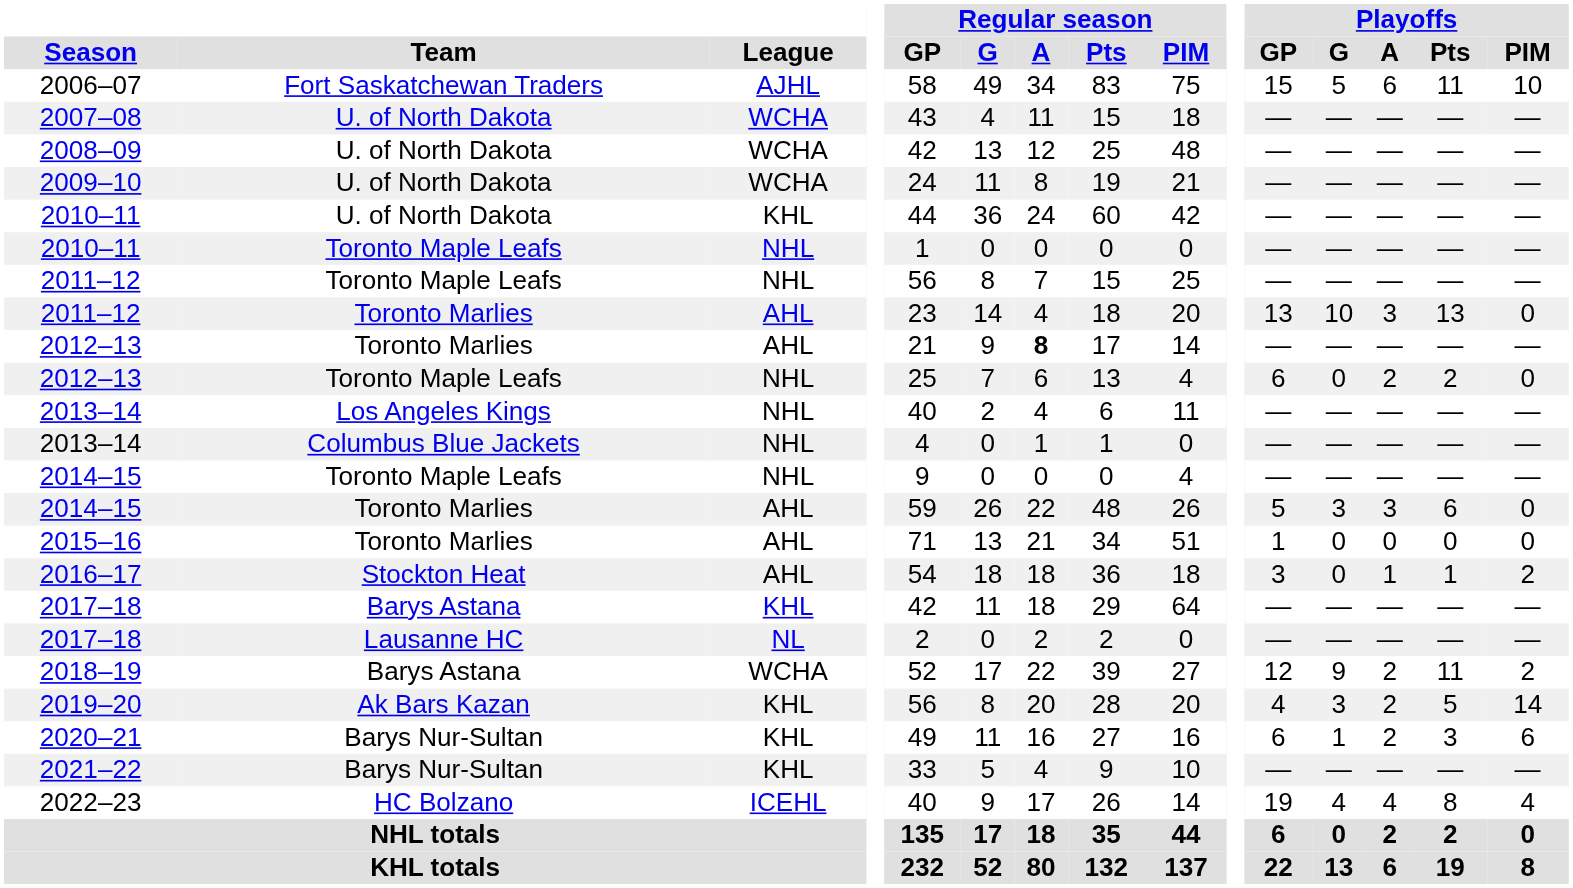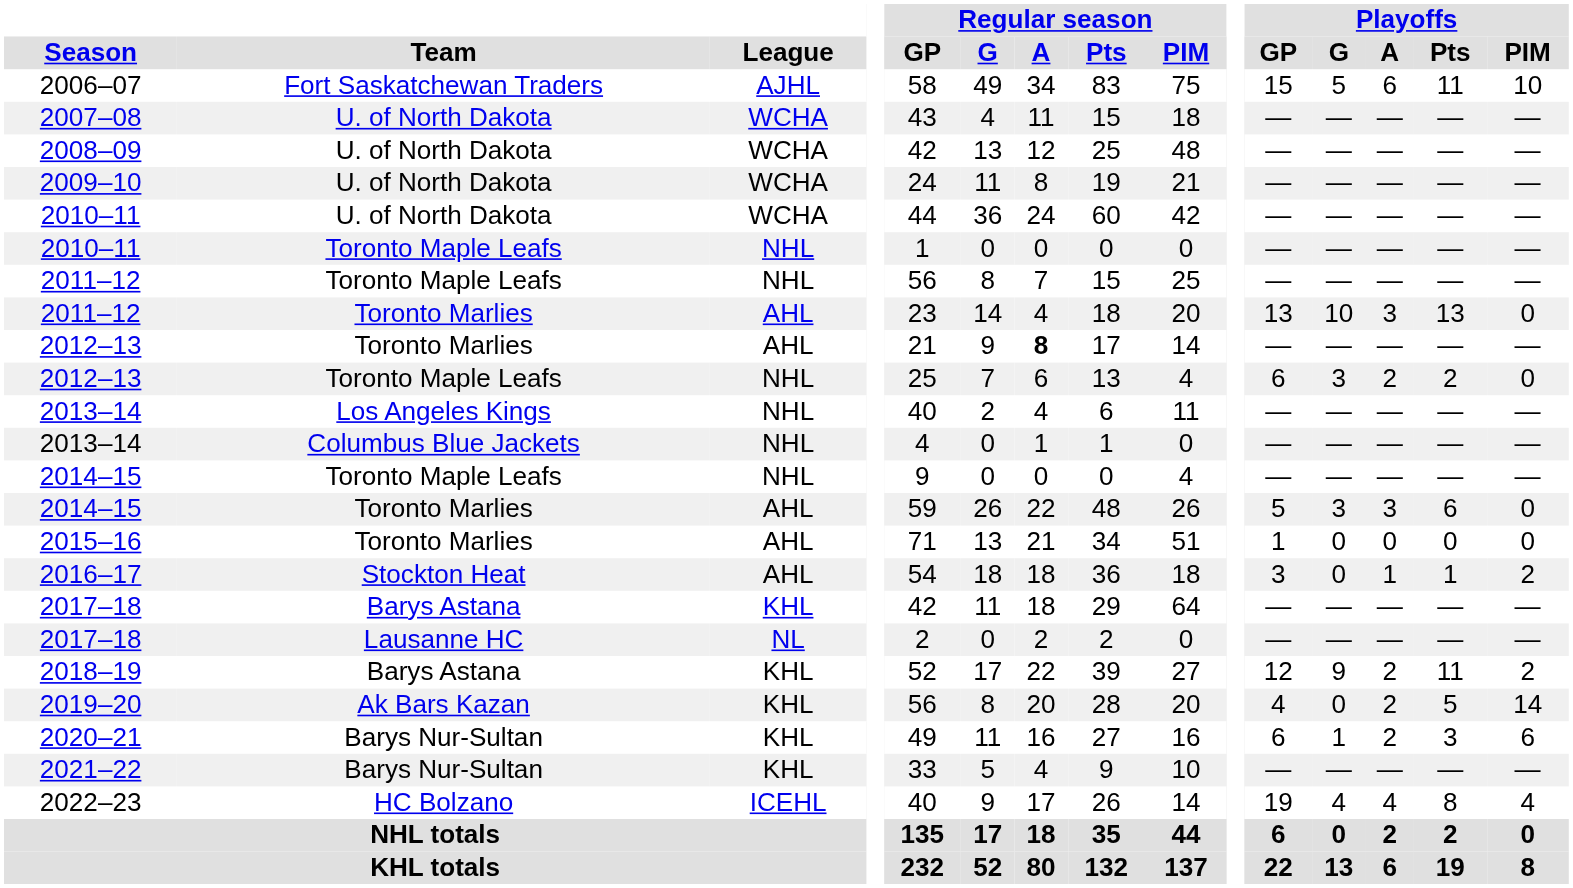(788, 215) KHL -> (788, 215) WCHA
(1339, 378) 0 -> (1339, 378) 3
(788, 671) WCHA -> (788, 671) KHL
(1339, 704) 3 -> (1339, 704) 0
